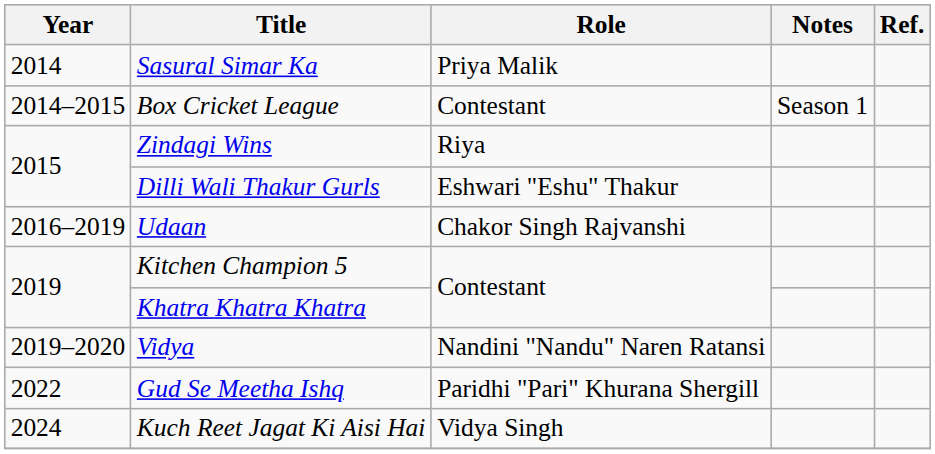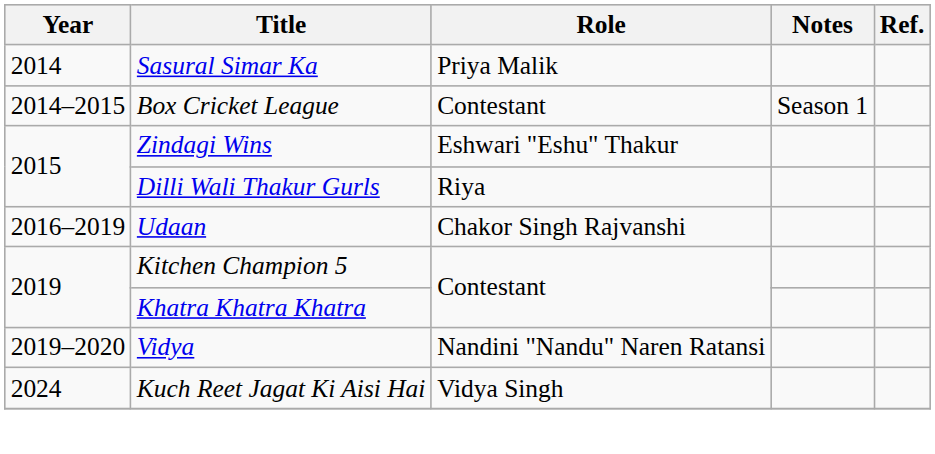(461, 145) Riya -> (557, 145) Eshwari "Eshu" Thakur
(557, 186) Eshwari "Eshu" Thakur -> (461, 186) Riya
- row: (240, 387)
